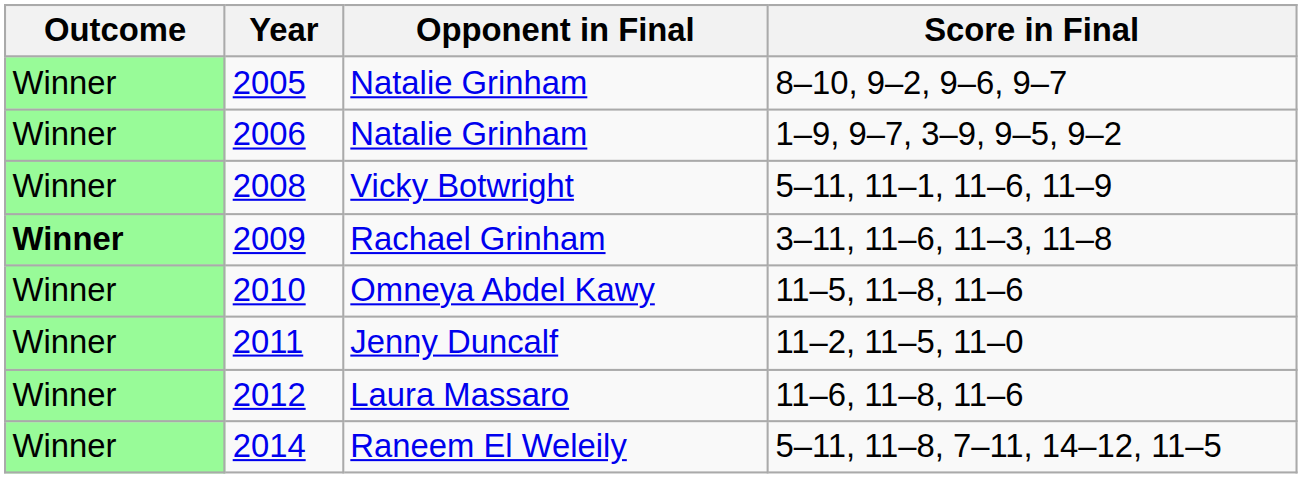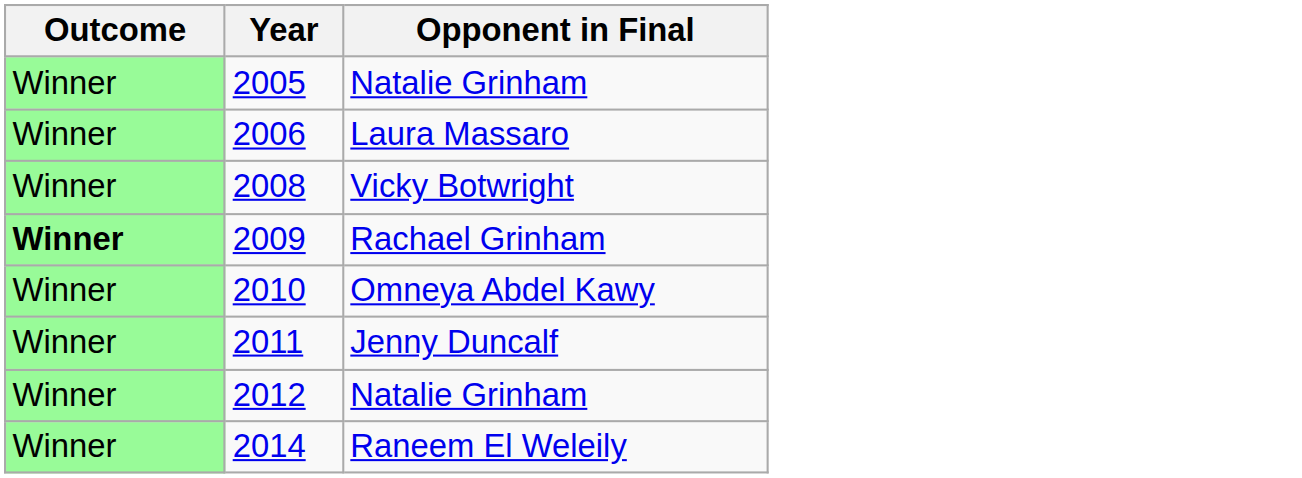- column: (1032, 30)
(469, 134) Natalie Grinham -> (460, 134) Laura Massaro
(460, 394) Laura Massaro -> (469, 394) Natalie Grinham
